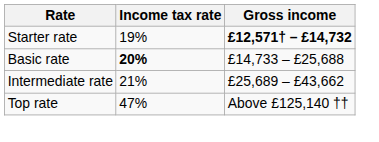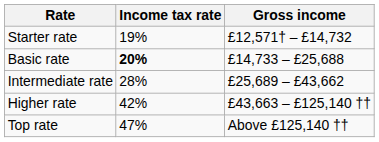(290, 37) bold -> (290, 37) normal
(133, 81) 21% -> (133, 81) 28%
+ row: (42, 103)
